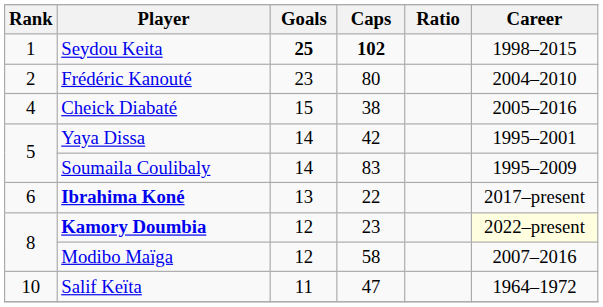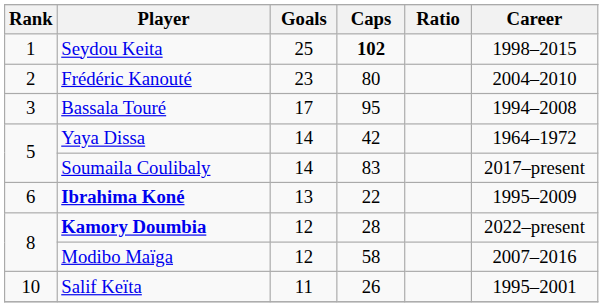(304, 49) bold -> (304, 49) normal
+ row: (114, 108)
- row: (119, 108)
(535, 138) 1995–2001 -> (535, 138) 1964–1972
(535, 167) 1995–2009 -> (534, 167) 2017–present
(534, 197) 2017–present -> (535, 197) 1995–2009
(371, 227) 23 -> (371, 227) 28
(534, 227) lightyellow background -> (534, 227) no background
(371, 286) 47 -> (371, 286) 26
(535, 286) 1964–1972 -> (535, 286) 1995–2001
